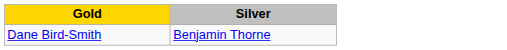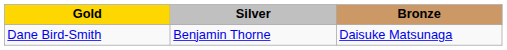+ column: (419, 14)
